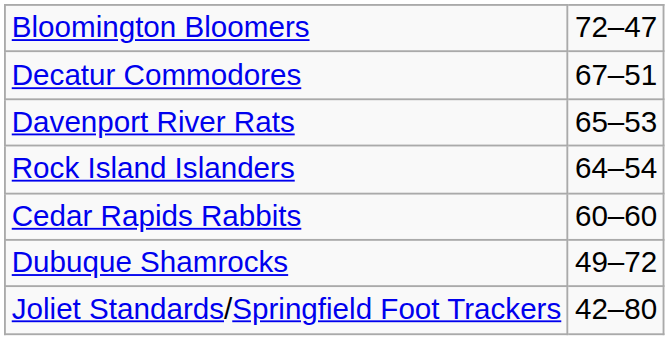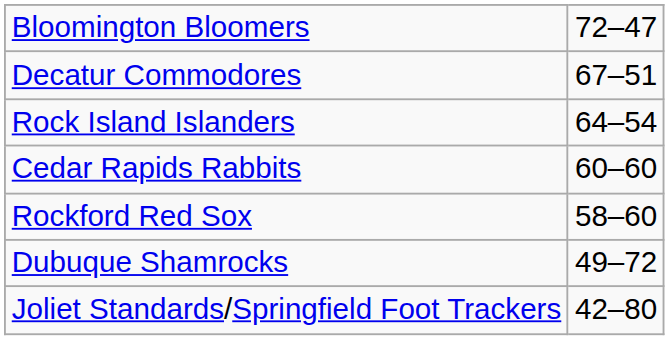- row: (153, 121)
+ row: (132, 215)
